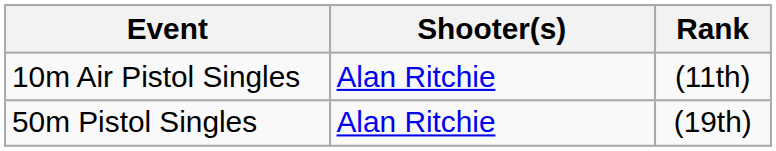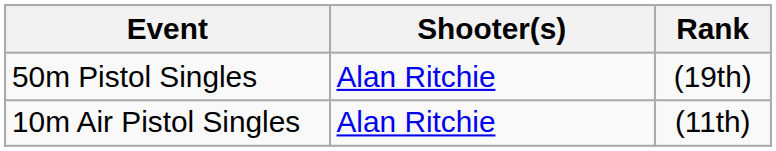rows swapped: (156, 76) <-> (135, 123)
